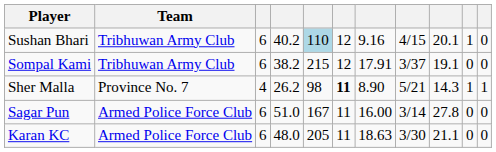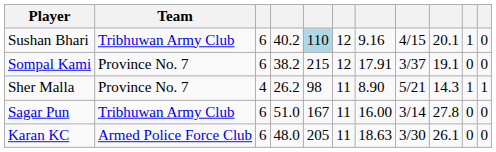(166, 64) Tribhuwan Army Club -> (143, 64) Province No. 7
(343, 87) bold -> (344, 87) normal
(175, 111) Armed Police Force Club -> (166, 111) Tribhuwan Army Club
(446, 135) 21.1 -> (446, 135) 26.1
